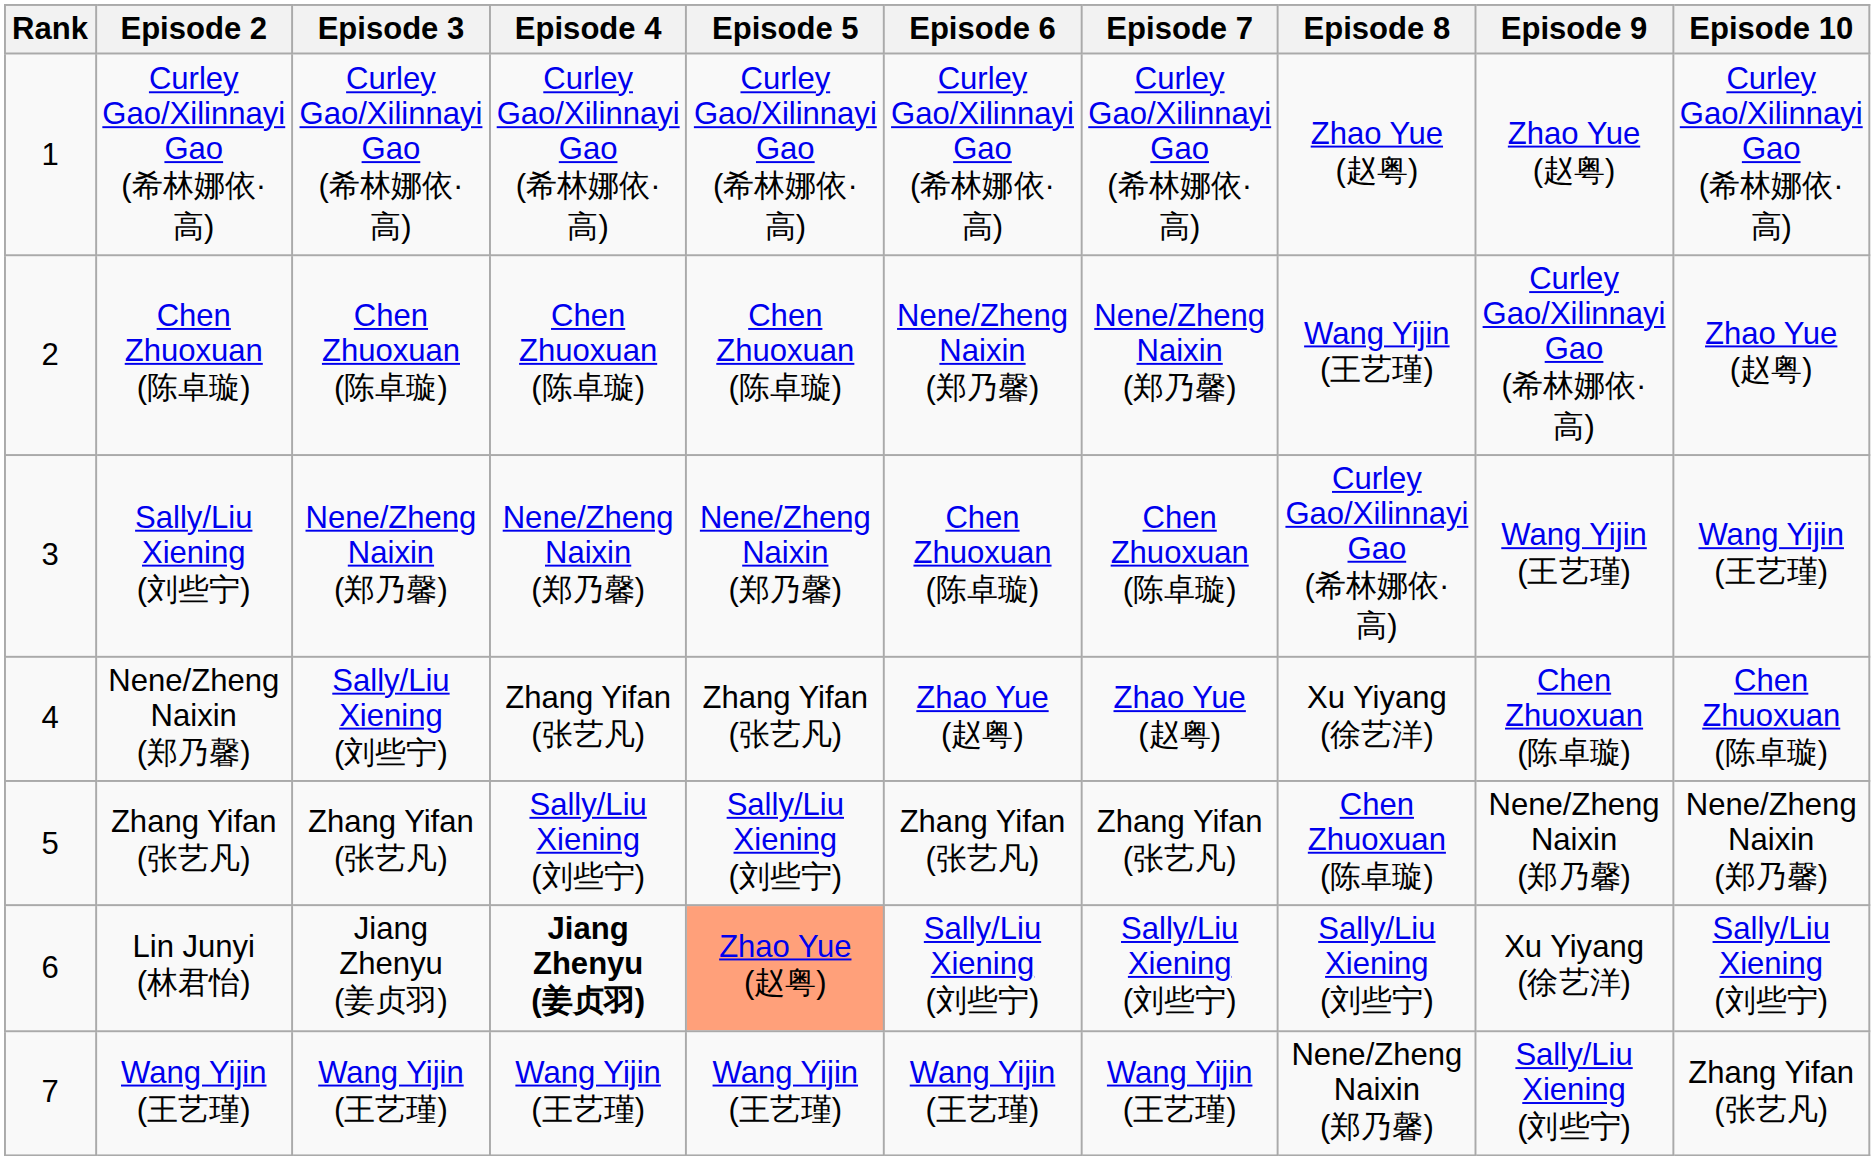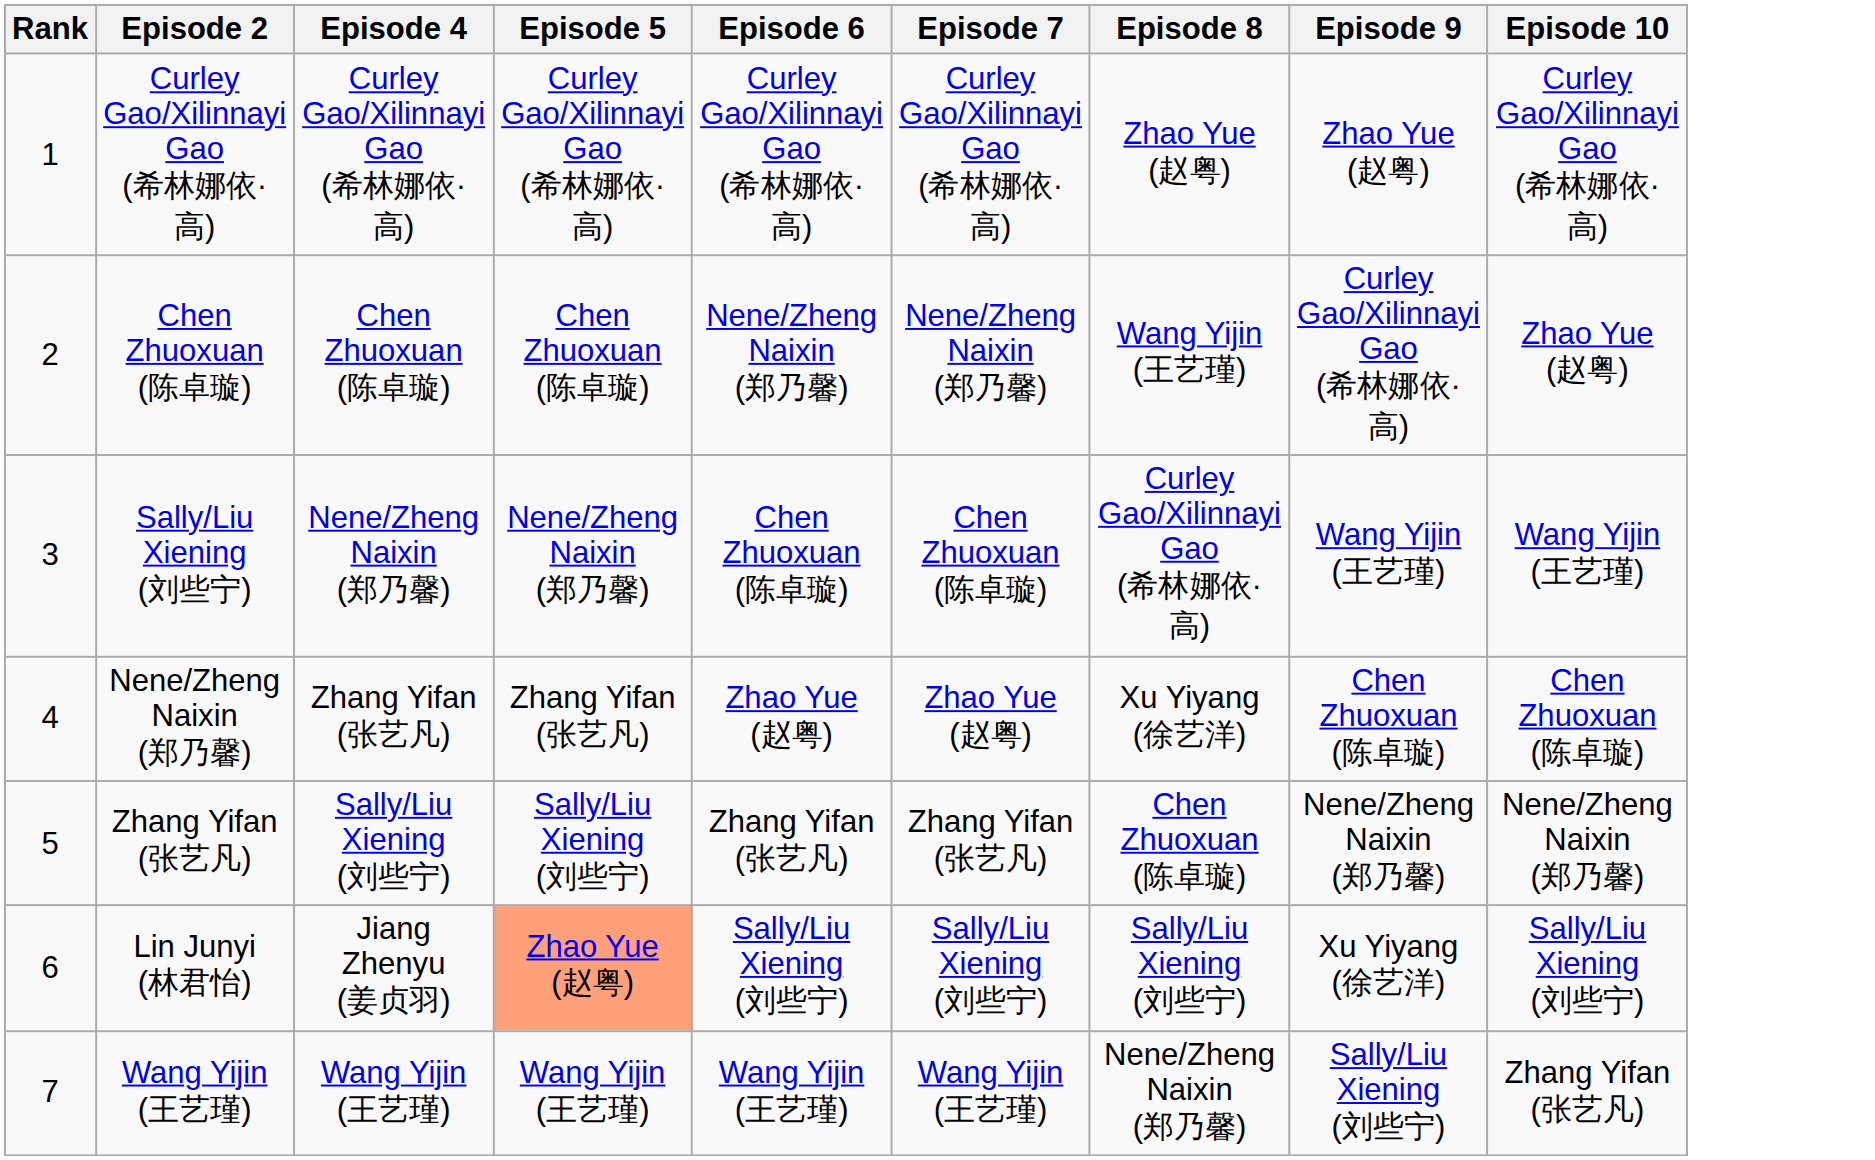- column: (391, 29)
(588, 965) bold -> (394, 965) normal
